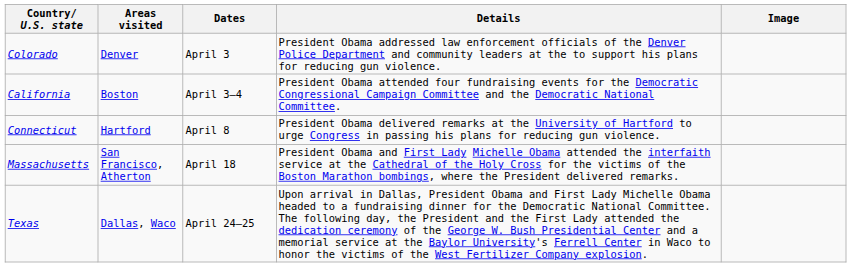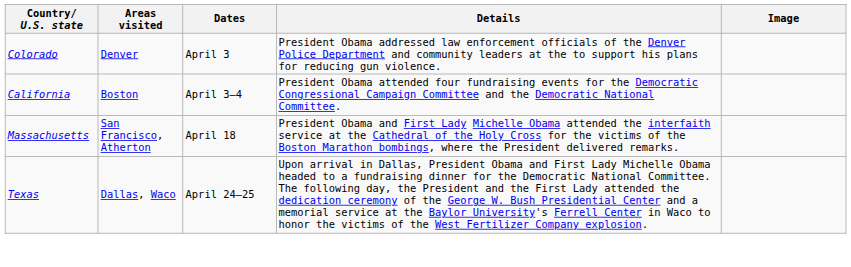- row: (42, 130)
